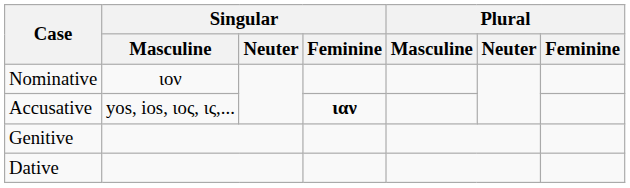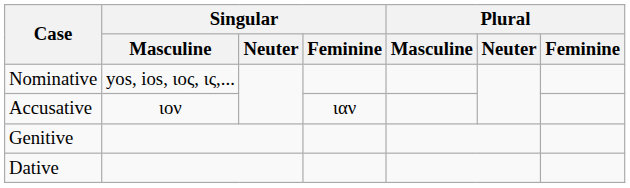(170, 78) ιον -> (170, 78) yos, ios, ιος, ις,...
(170, 108) yos, ios, ιος, ις,... -> (170, 108) ιον
(345, 108) bold -> (345, 108) normal
